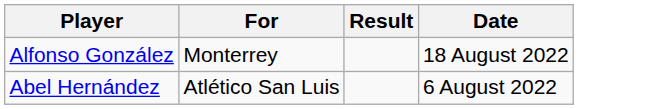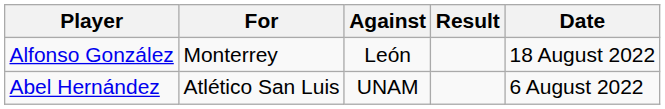+ column: (388, 21)
